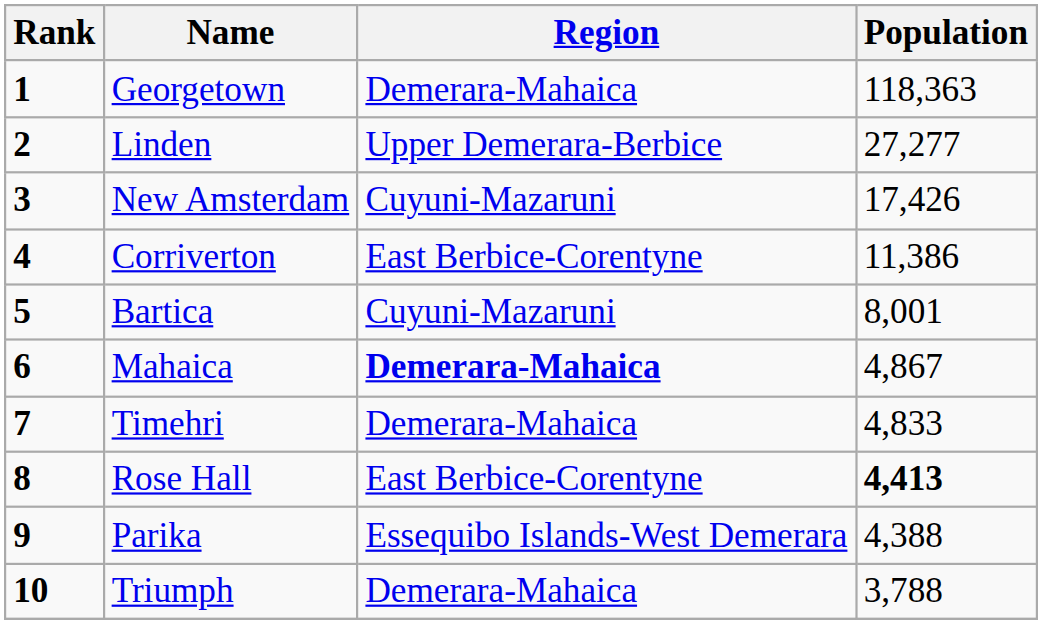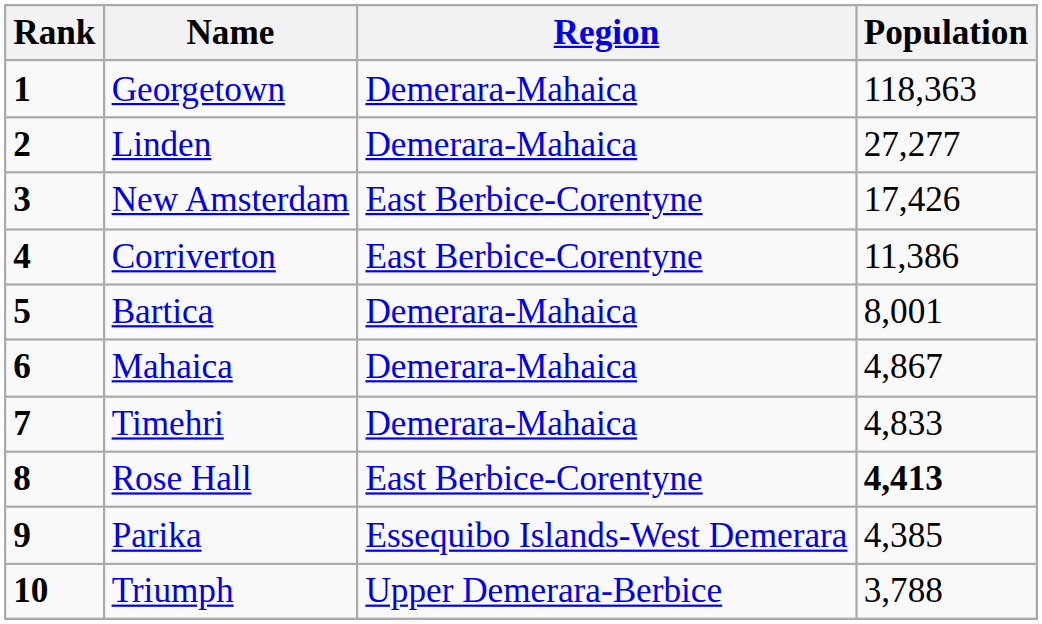(544, 144) Upper Demerara-Berbice -> (501, 144) Demerara-Mahaica
(491, 199) Cuyuni-Mazaruni -> (534, 199) East Berbice-Corentyne
(491, 311) Cuyuni-Mazaruni -> (501, 311) Demerara-Mahaica
(513, 367) bold -> (501, 367) normal
(903, 534) 4,388 -> (903, 534) 4,385
(501, 590) Demerara-Mahaica -> (544, 590) Upper Demerara-Berbice
